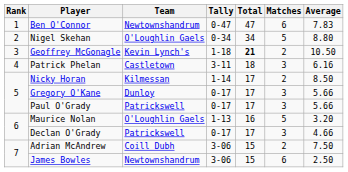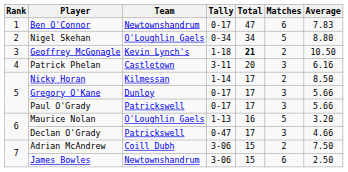(221, 25) 0-47 -> (221, 25) 0-17
(250, 65) 18 -> (250, 65) 20
(221, 133) 0-17 -> (221, 133) 0-47
